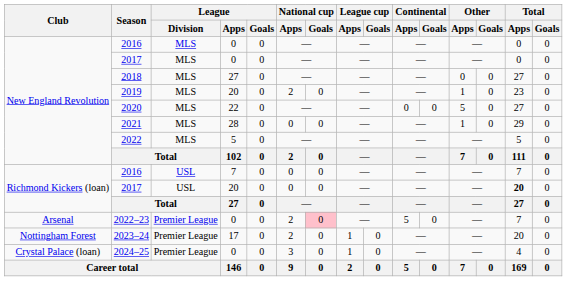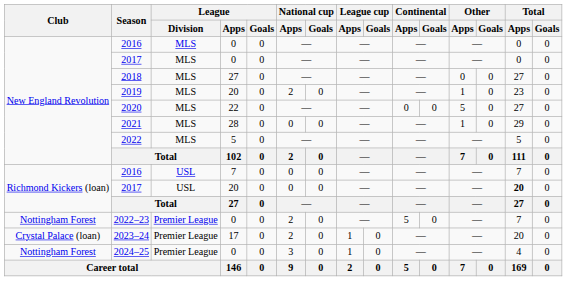(58, 220) Arsenal -> (58, 220) Nottingham Forest
(321, 220) pink background -> (321, 220) no background
(58, 236) Nottingham Forest -> (58, 236) Crystal Palace (loan)
(58, 252) Crystal Palace (loan) -> (58, 252) Nottingham Forest
